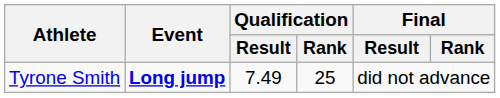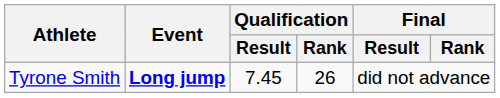(263, 78) 7.49 -> (263, 78) 7.45
(325, 78) 25 -> (325, 78) 26
